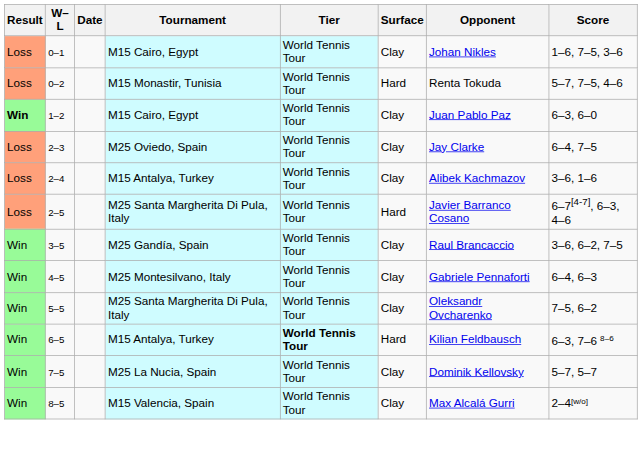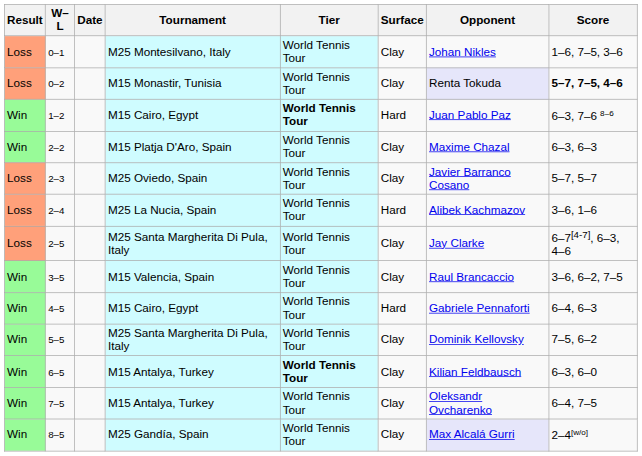(153, 51) M15 Cairo, Egypt -> (169, 51) M25 Montesilvano, Italy
(393, 83) Hard -> (392, 83) Clay
(465, 83) no background -> (465, 83) lavender background
(587, 83) normal -> (587, 83) bold
(18, 115) bold -> (17, 115) normal
(316, 115) normal -> (319, 115) bold
(392, 115) Clay -> (393, 115) Hard
(574, 115) 6–3, 6–0 -> (583, 115) 6–3, 7–6 8–6
+ row: (56, 147)
(457, 146) Jay Clarke -> (470, 178) Javier Barranco Cosano
(574, 146) 6–4, 7–5 -> (574, 178) 5–7, 5–7
(161, 178) M15 Antalya, Turkey -> (162, 210) M25 La Nucia, Spain
(392, 178) Clay -> (393, 210) Hard
(393, 211) Hard -> (392, 243) Clay
(470, 211) Javier Barranco Cosano -> (457, 243) Jay Clarke
(158, 245) M25 Gandía, Spain -> (161, 276) M15 Valencia, Spain
(169, 276) M25 Montesilvano, Italy -> (153, 308) M15 Cairo, Egypt
(392, 276) Clay -> (393, 308) Hard
(461, 308) Oleksandr Ovcharenko -> (476, 340) Dominik Kellovsky
(393, 340) Hard -> (392, 371) Clay
(583, 340) 6–3, 7–6 8–6 -> (574, 371) 6–3, 6–0
(162, 371) M25 La Nucia, Spain -> (161, 403) M15 Antalya, Turkey
(476, 371) Dominik Kellovsky -> (461, 403) Oleksandr Ovcharenko
(574, 371) 5–7, 5–7 -> (574, 403) 6–4, 7–5
(161, 403) M15 Valencia, Spain -> (158, 435) M25 Gandía, Spain
(472, 403) no background -> (472, 435) lavender background
